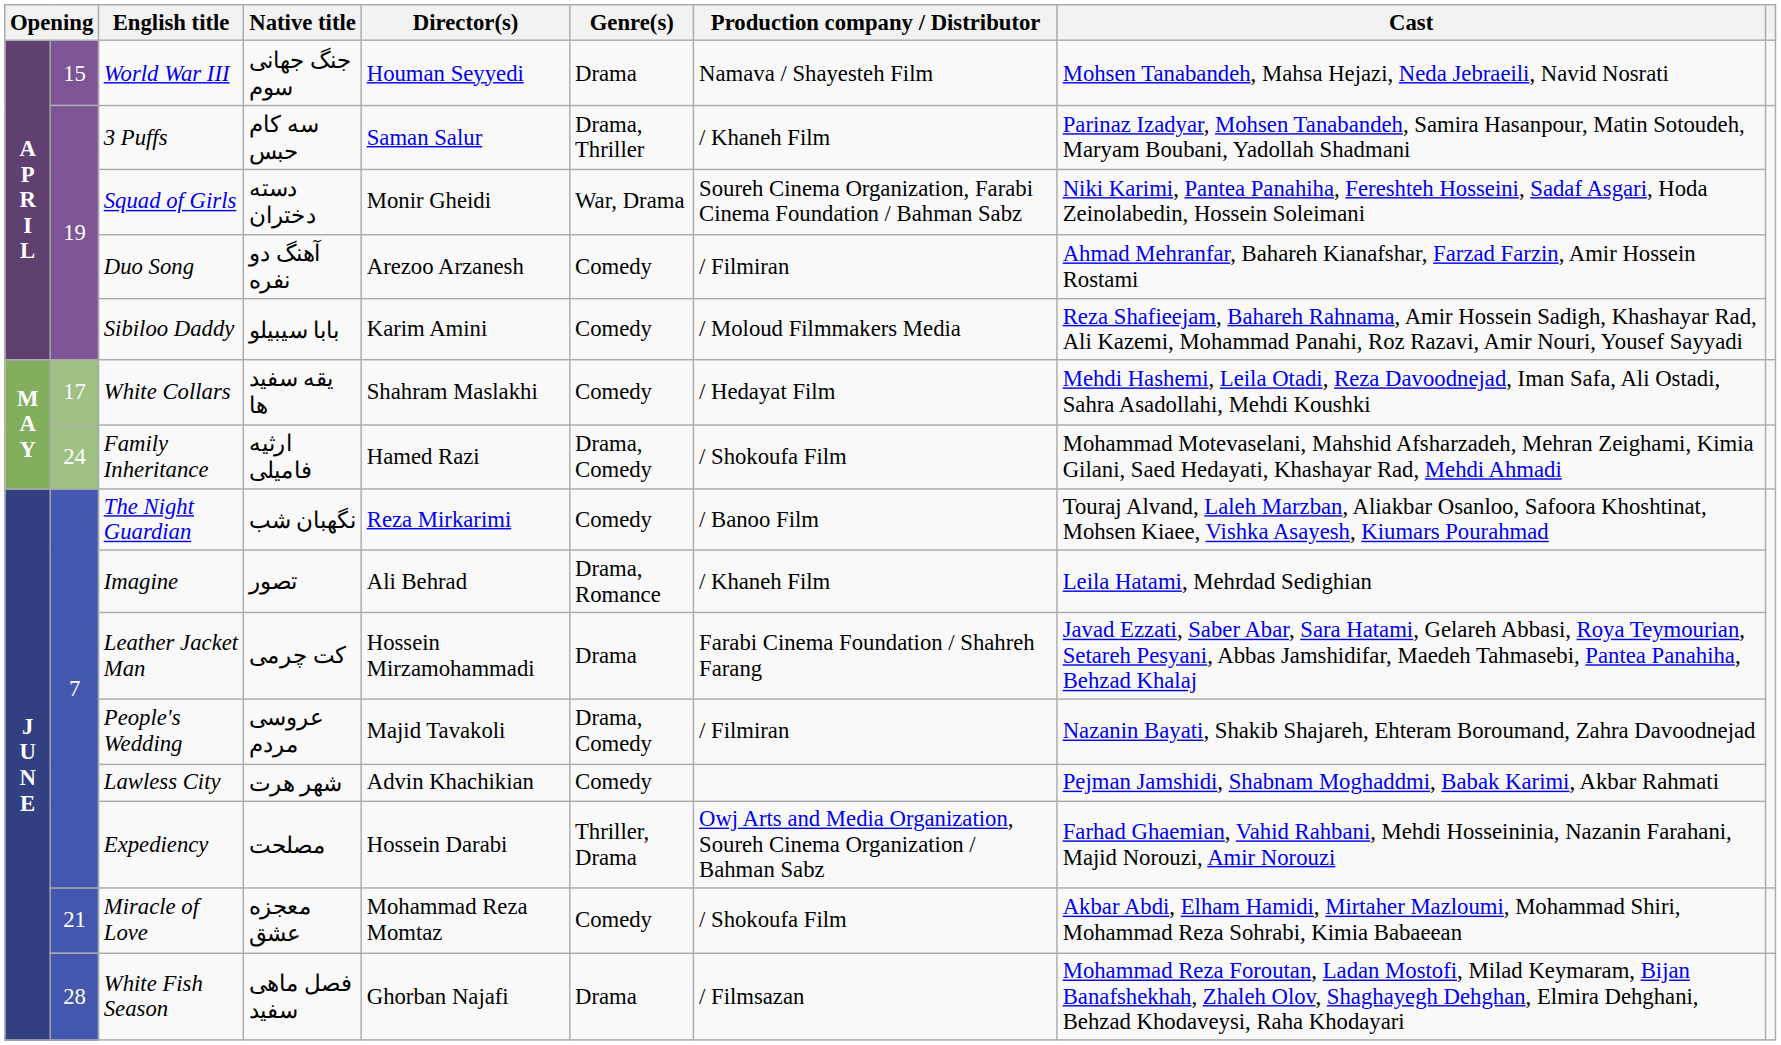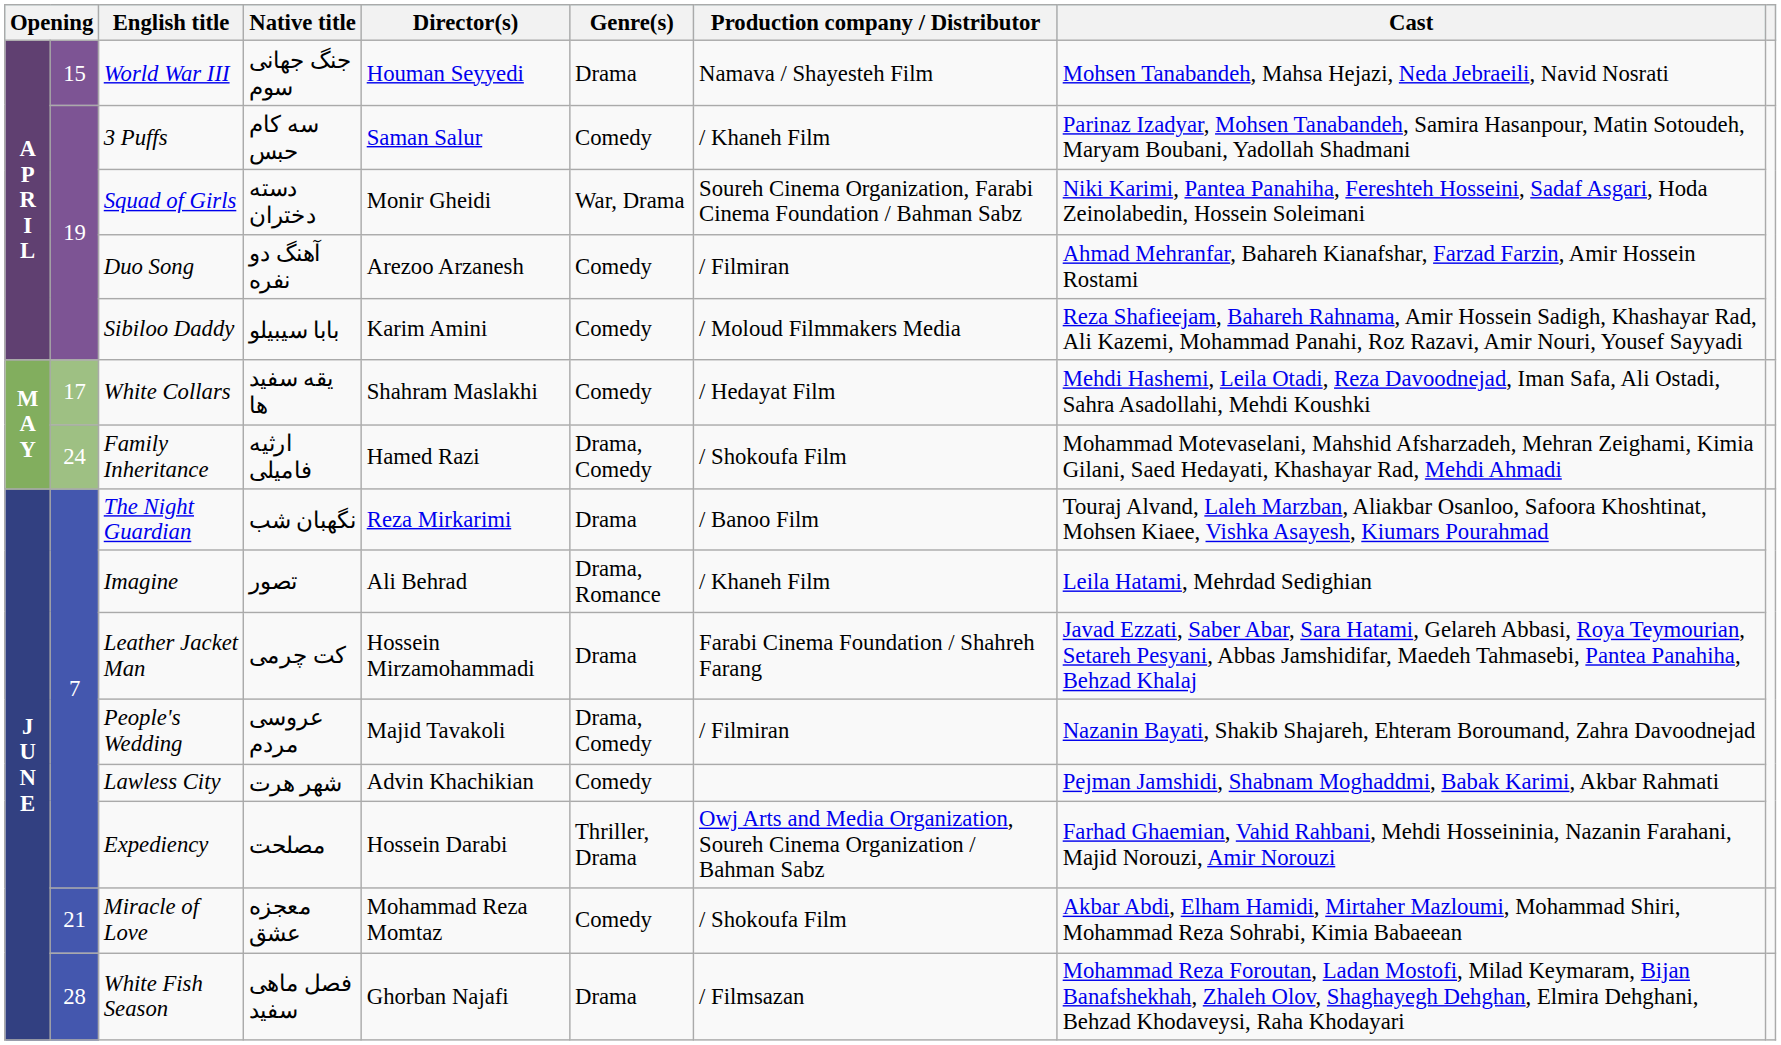(610, 137) Drama, Thriller -> (613, 137) Comedy
(613, 519) Comedy -> (606, 519) Drama
